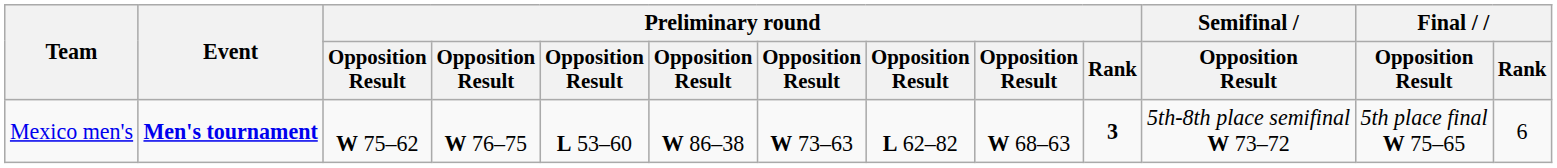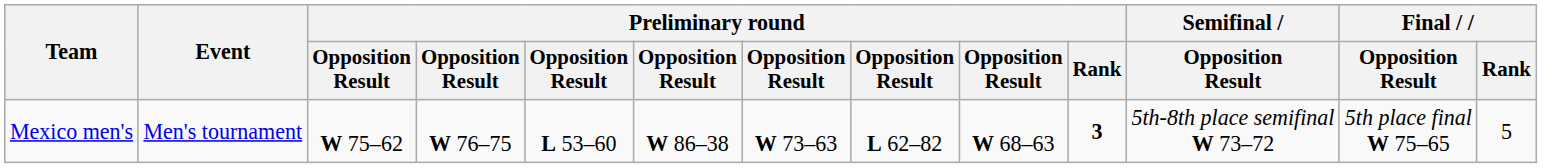(231, 131) bold -> (223, 131) normal
(1522, 131) 6 -> (1506, 131) 5
